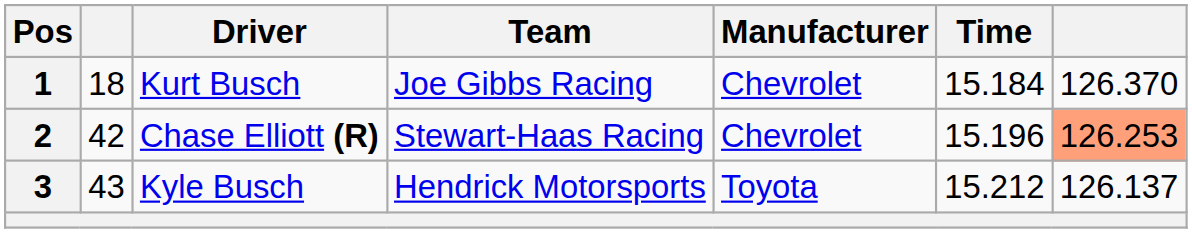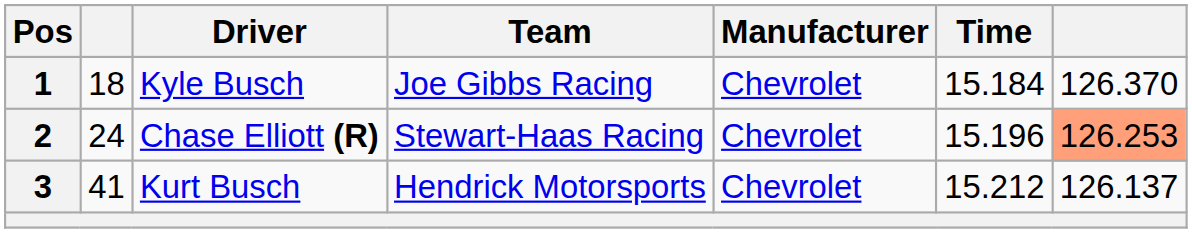(220, 83) Kurt Busch -> (222, 83) Kyle Busch
(106, 135) 42 -> (106, 135) 24
(106, 187) 43 -> (106, 187) 41
(222, 187) Kyle Busch -> (220, 187) Kurt Busch
(769, 187) Toyota -> (791, 187) Chevrolet
